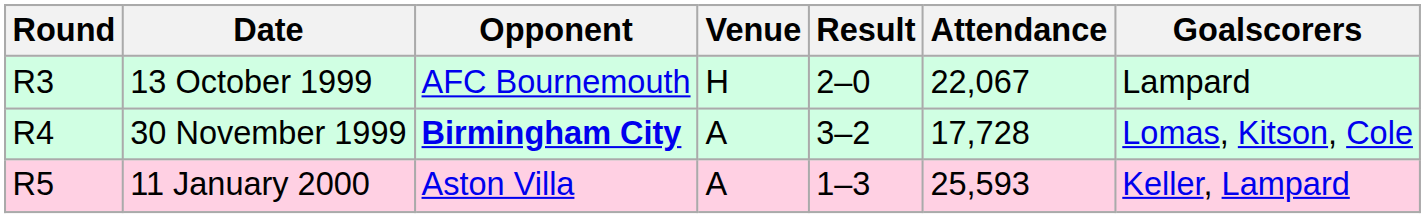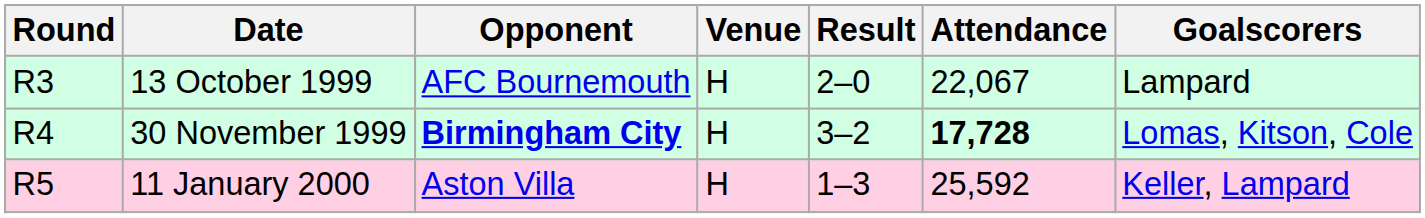(716, 133) A -> (717, 133) H
(980, 133) normal -> (980, 133) bold
(716, 184) A -> (717, 184) H
(980, 184) 25,593 -> (980, 184) 25,592
